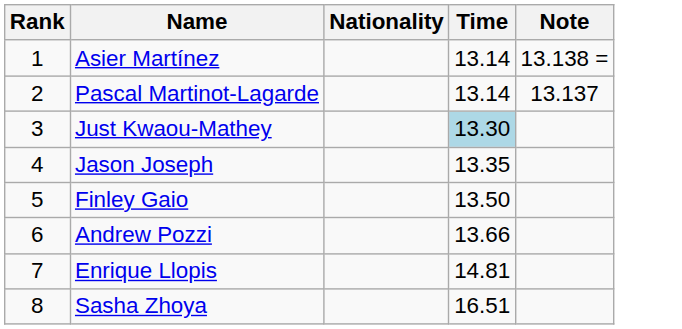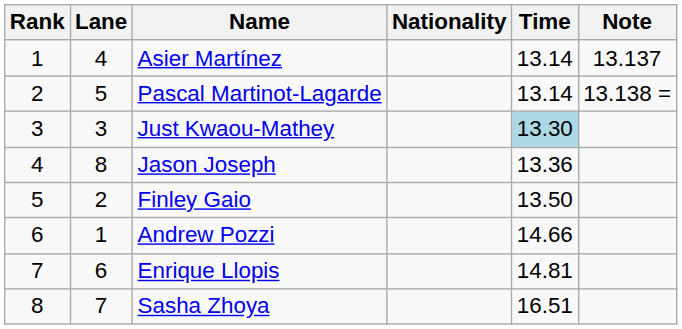+ column: (101, 22)
(564, 57) 13.138 = -> (627, 57) 13.137
(564, 93) 13.137 -> (627, 93) 13.138 =
(482, 164) 13.35 -> (545, 164) 13.36
(482, 235) 13.66 -> (545, 235) 14.66
